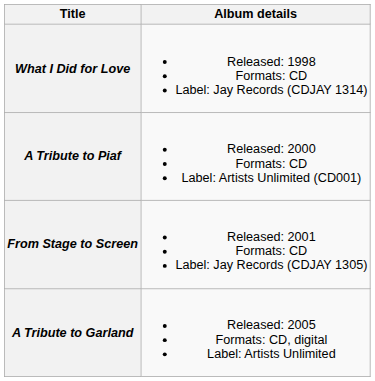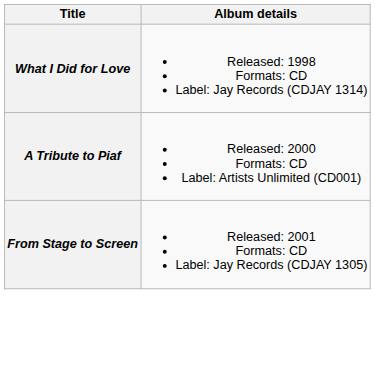- row: (73, 332)
